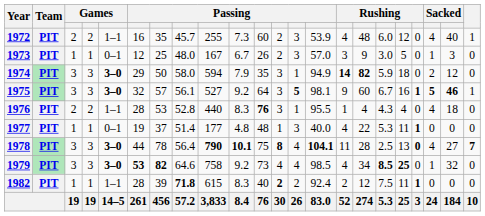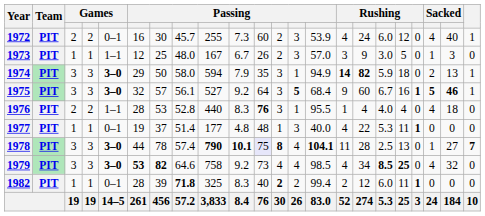(113, 37) 1–1 -> (113, 37) 0–1
(161, 37) 35 -> (161, 37) 30
(364, 37) 48 -> (364, 37) 24
(113, 55) 0–1 -> (113, 55) 1–1
(452, 73) 12 -> (452, 73) 13
(472, 73) 0 -> (472, 73) 1
(321, 92) 98.1 -> (321, 92) 68.4
(385, 110) 4.3 -> (385, 110) 4.0
(185, 146) 56.4 -> (185, 146) 57.4
(263, 146) no background -> (263, 146) lavender background
(418, 146) bold -> (418, 146) normal
(432, 146) 4 -> (432, 146) 1
(432, 165) 1 -> (432, 165) 4
(113, 183) 1–1 -> (113, 183) 0–1
(213, 183) 615 -> (213, 183) 325
(321, 183) 92.4 -> (321, 183) 99.4
(385, 183) 7.5 -> (385, 183) 6.0
